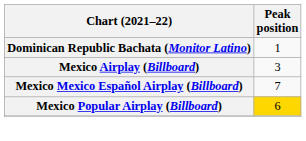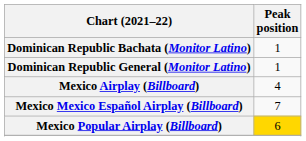+ row: (129, 67)
(277, 67) 3 -> (277, 86) 4
